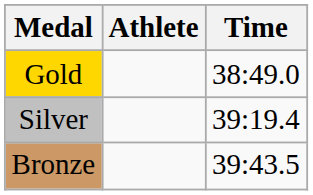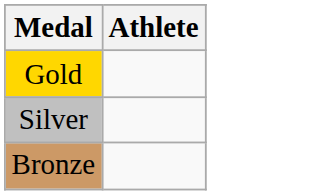- column: (256, 27)
